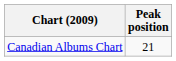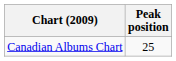(148, 46) 21 -> (148, 46) 25
